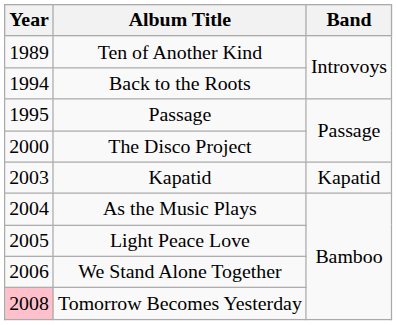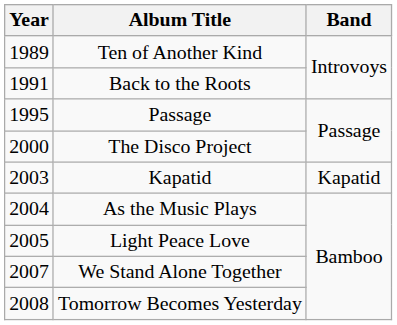(29, 83) 1994 -> (29, 83) 1991
(29, 271) 2006 -> (29, 271) 2007
(29, 303) pink background -> (29, 303) no background
